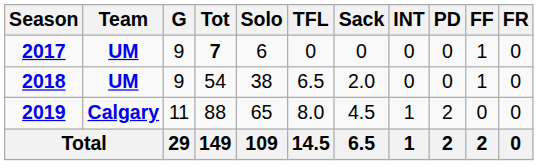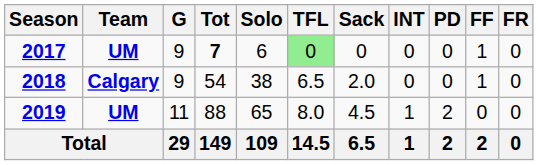(311, 50) no background -> (311, 50) lightgreen background
(123, 81) UM -> (123, 81) Calgary
(123, 112) Calgary -> (123, 112) UM
